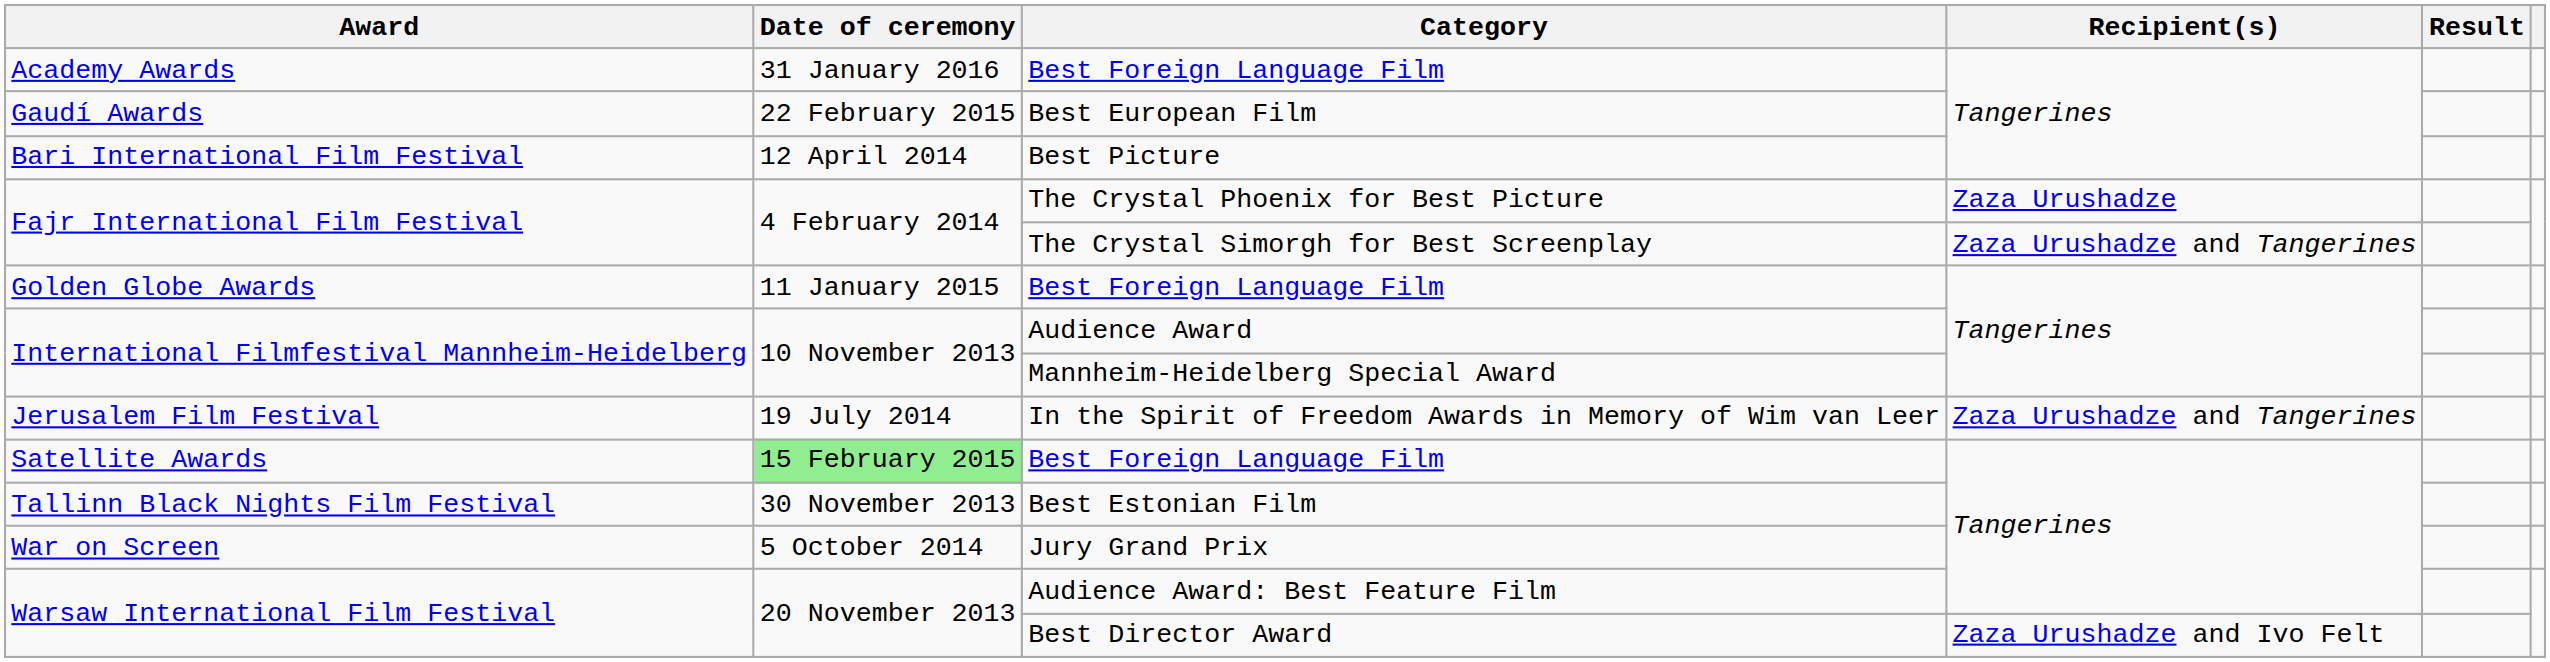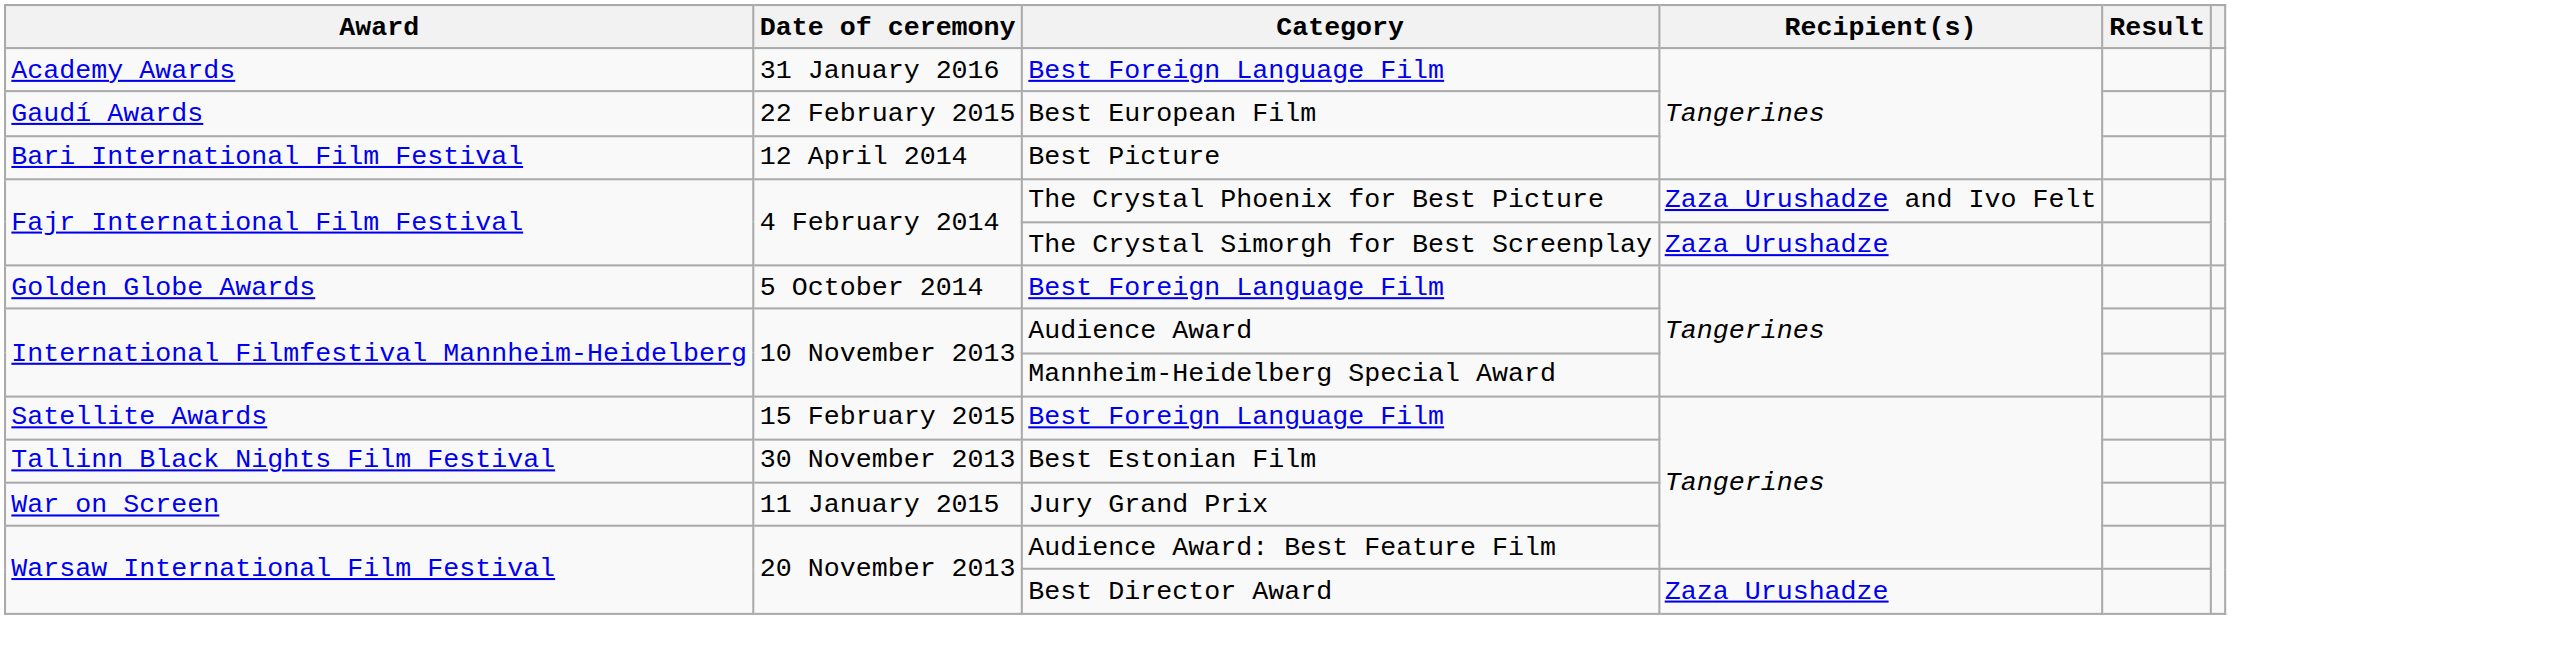(2065, 200) Zaza Urushadze -> (1881, 200) Zaza Urushadze and Ivo Felt
(2184, 244) Zaza Urushadze and Tangerines -> (1777, 244) Zaza Urushadze
(880, 287) 11 January 2015 -> (872, 287) 5 October 2014
- row: (195, 418)
(888, 461) lightgreen background -> (888, 418) no background
(872, 548) 5 October 2014 -> (880, 505) 11 January 2015
(2168, 635) Zaza Urushadze and Ivo Felt -> (1777, 591) Zaza Urushadze
